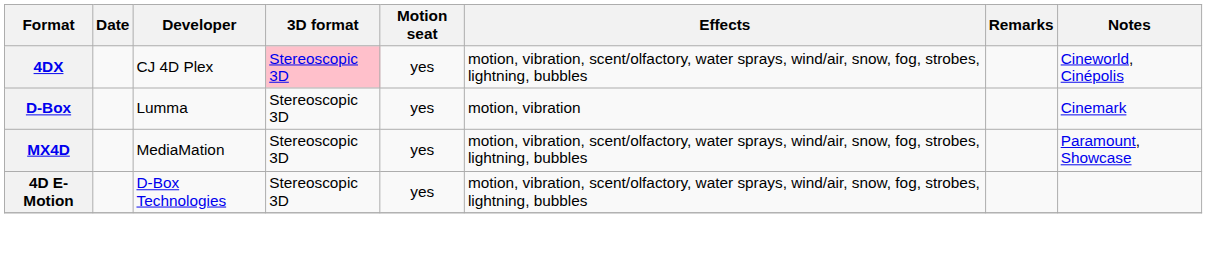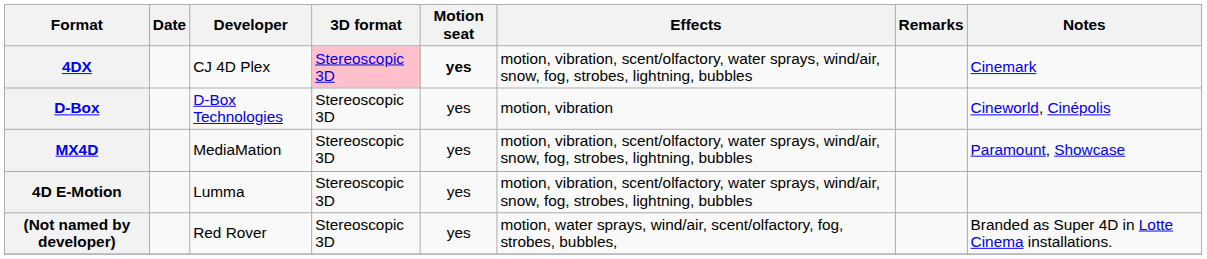(422, 66) normal -> (459, 66) bold
(1097, 66) Cineworld, Cinépolis -> (1003, 66) Cinemark
(162, 108) Lumma -> (238, 108) D-Box Technologies
(1094, 108) Cinemark -> (1041, 108) Cineworld, Cinépolis
(181, 191) D-Box Technologies -> (219, 191) Lumma
+ row: (77, 233)
